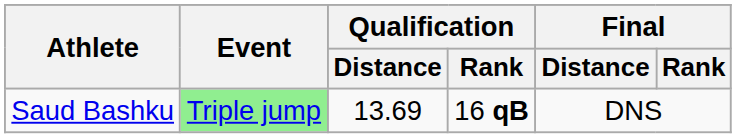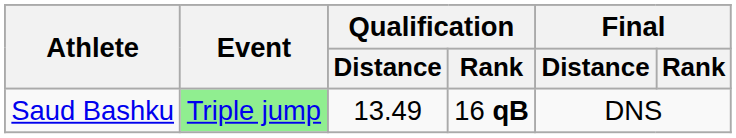(388, 111) 13.69 -> (388, 111) 13.49
